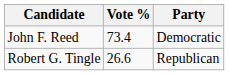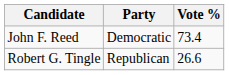columns swapped: (189, 15) <-> (129, 15)
